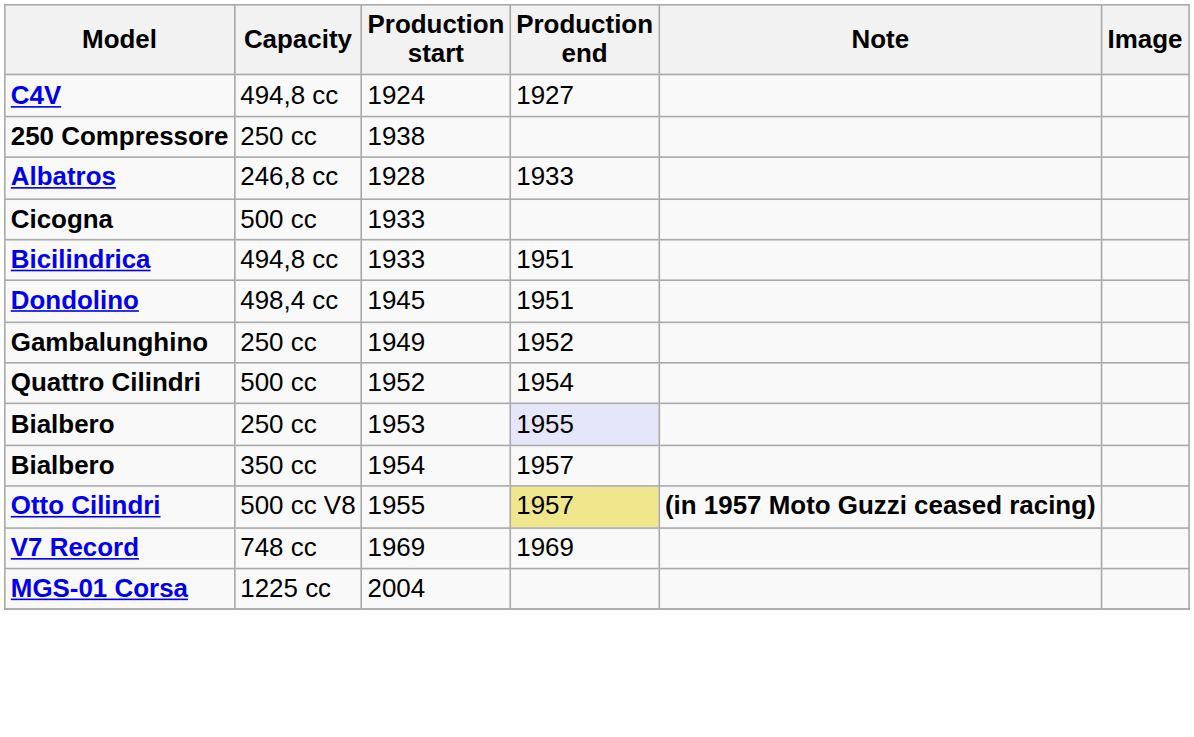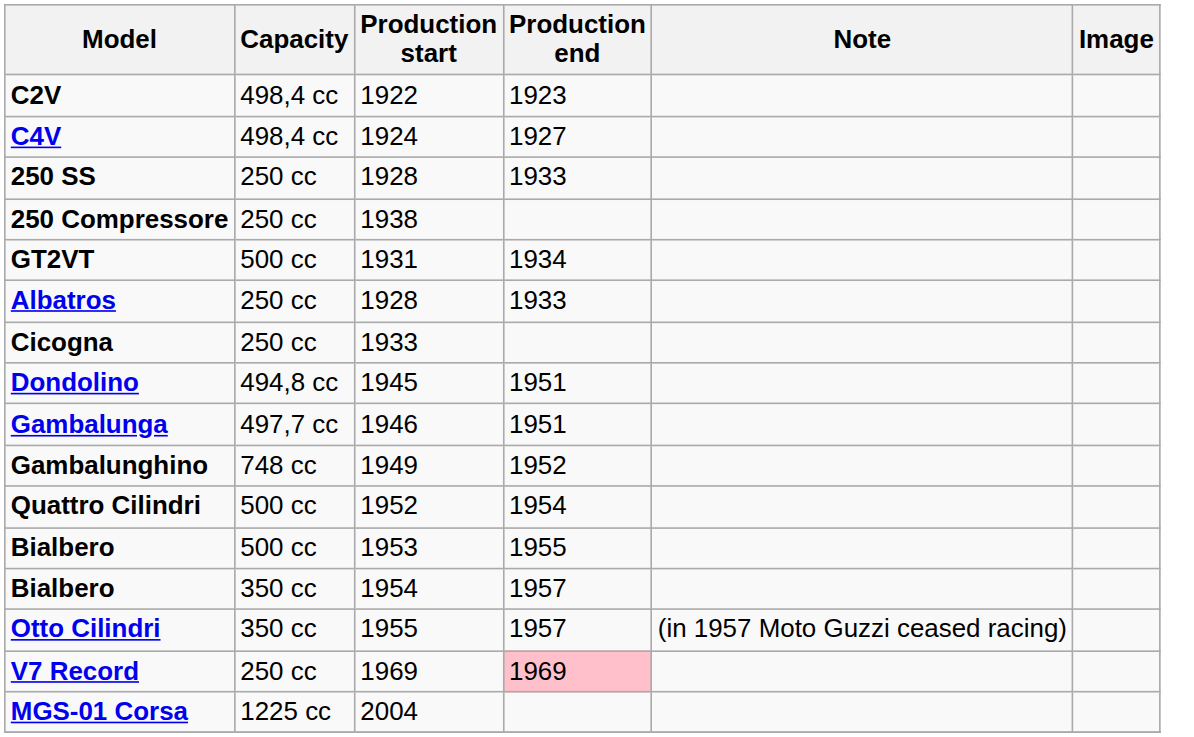+ row: (36, 95)
(289, 95) 494,8 cc -> (289, 136) 498,4 cc
+ row: (53, 177)
+ row: (53, 259)
(289, 177) 246,8 cc -> (278, 300) 250 cc
(278, 218) 500 cc -> (278, 341) 250 cc
- row: (81, 259)
(289, 300) 498,4 cc -> (289, 383) 494,8 cc
+ row: (89, 424)
(278, 341) 250 cc -> (278, 465) 748 cc
(278, 424) 250 cc -> (278, 547) 500 cc
(545, 424) lavender background -> (538, 547) no background
(298, 506) 500 cc V8 -> (278, 629) 350 cc
(545, 506) khaki background -> (538, 629) no background
(880, 506) bold -> (862, 629) normal
(278, 547) 748 cc -> (278, 670) 250 cc
(545, 547) no background -> (538, 670) pink background
